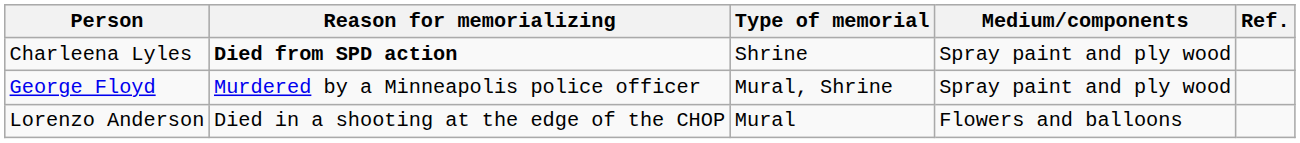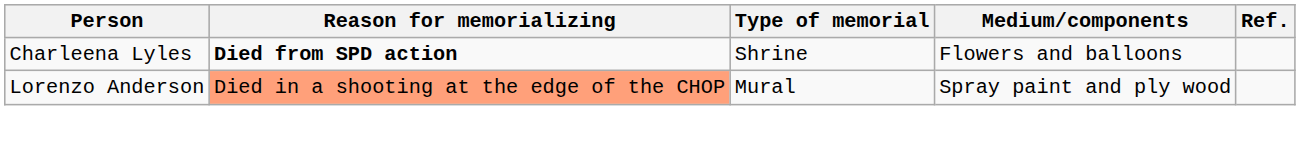(1085, 54) Spray paint and ply wood -> (1061, 54) Flowers and balloons
- row: (83, 87)
(470, 120) no background -> (470, 87) lightsalmon background
(1061, 120) Flowers and balloons -> (1085, 87) Spray paint and ply wood
